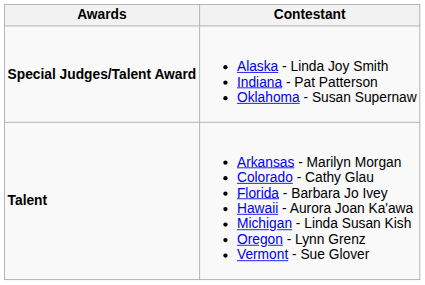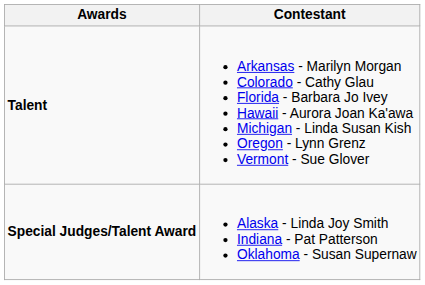rows swapped: (27, 200) <-> (102, 74)
